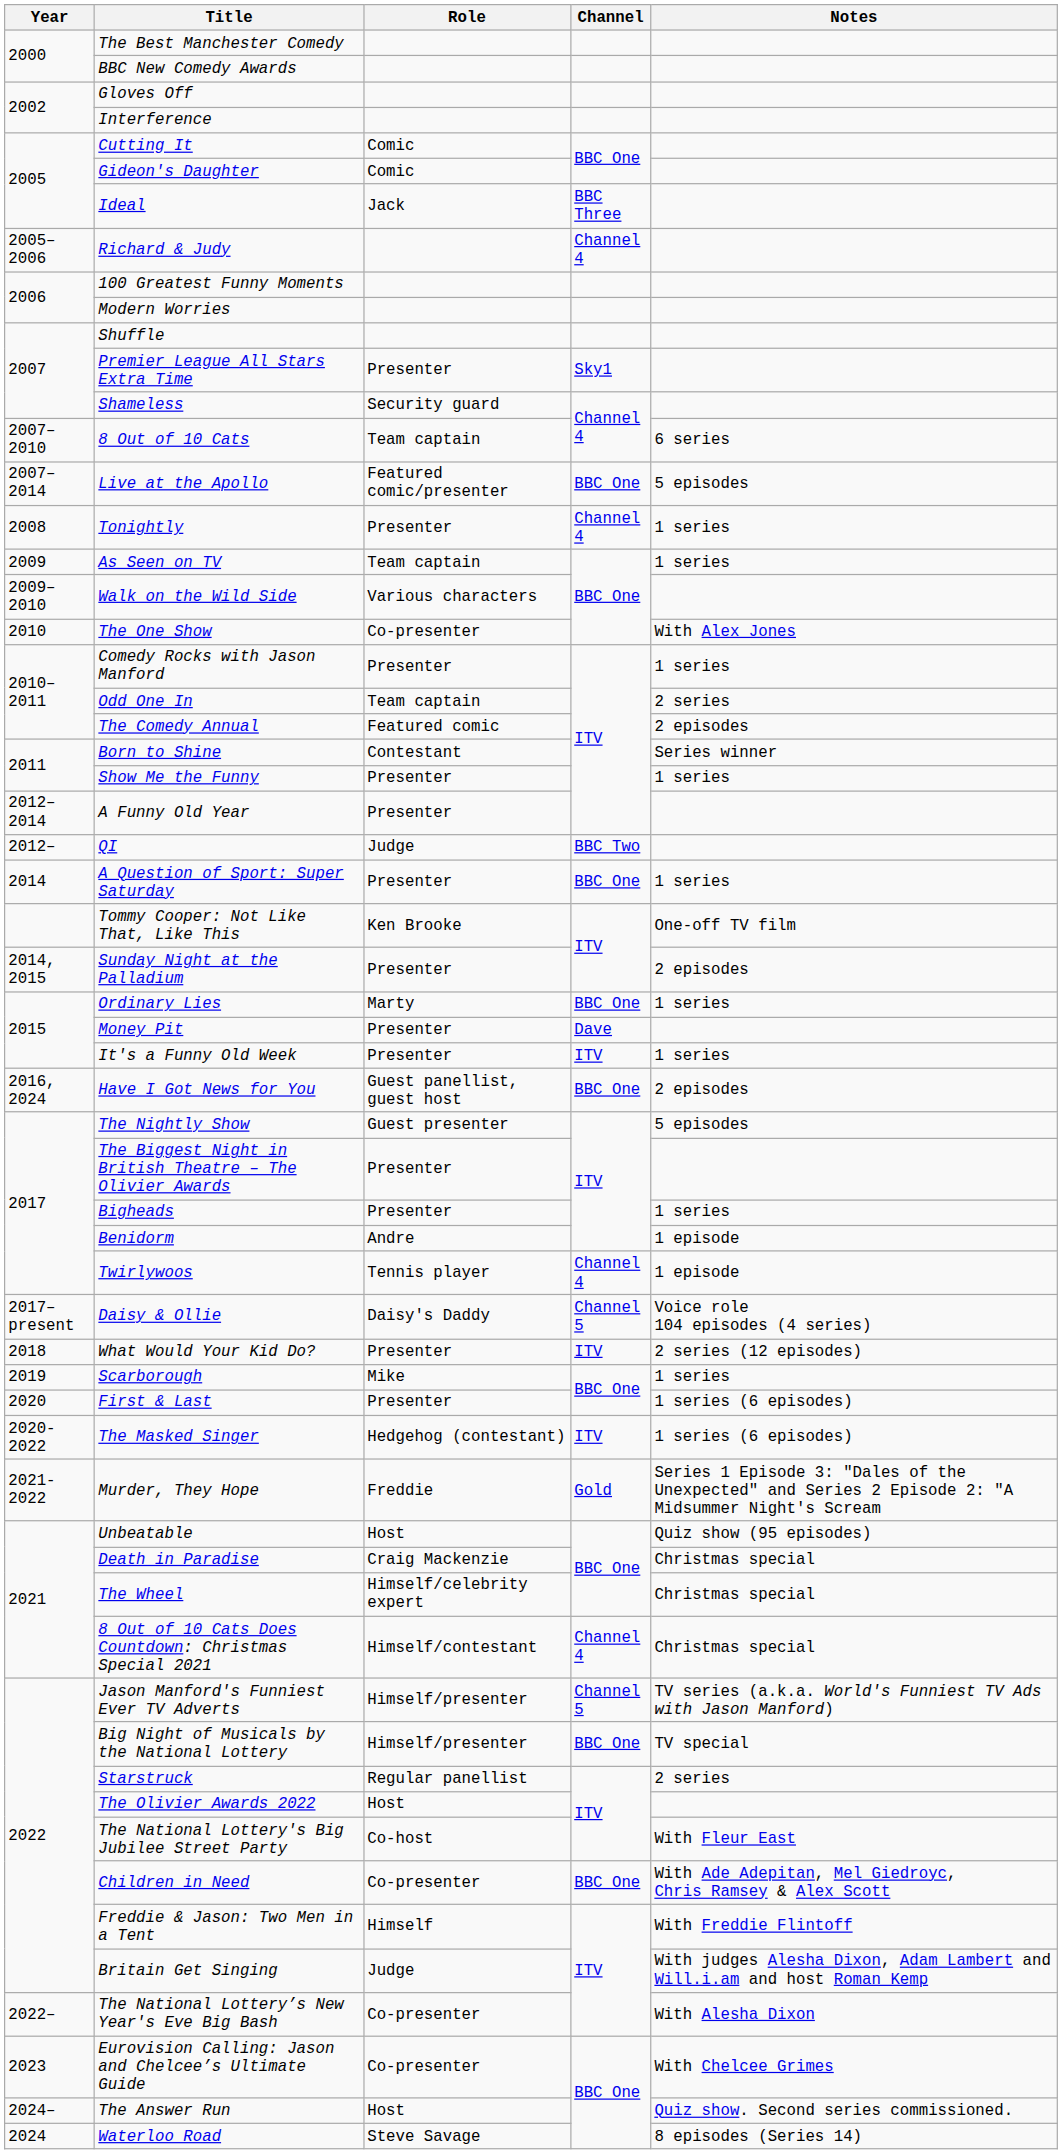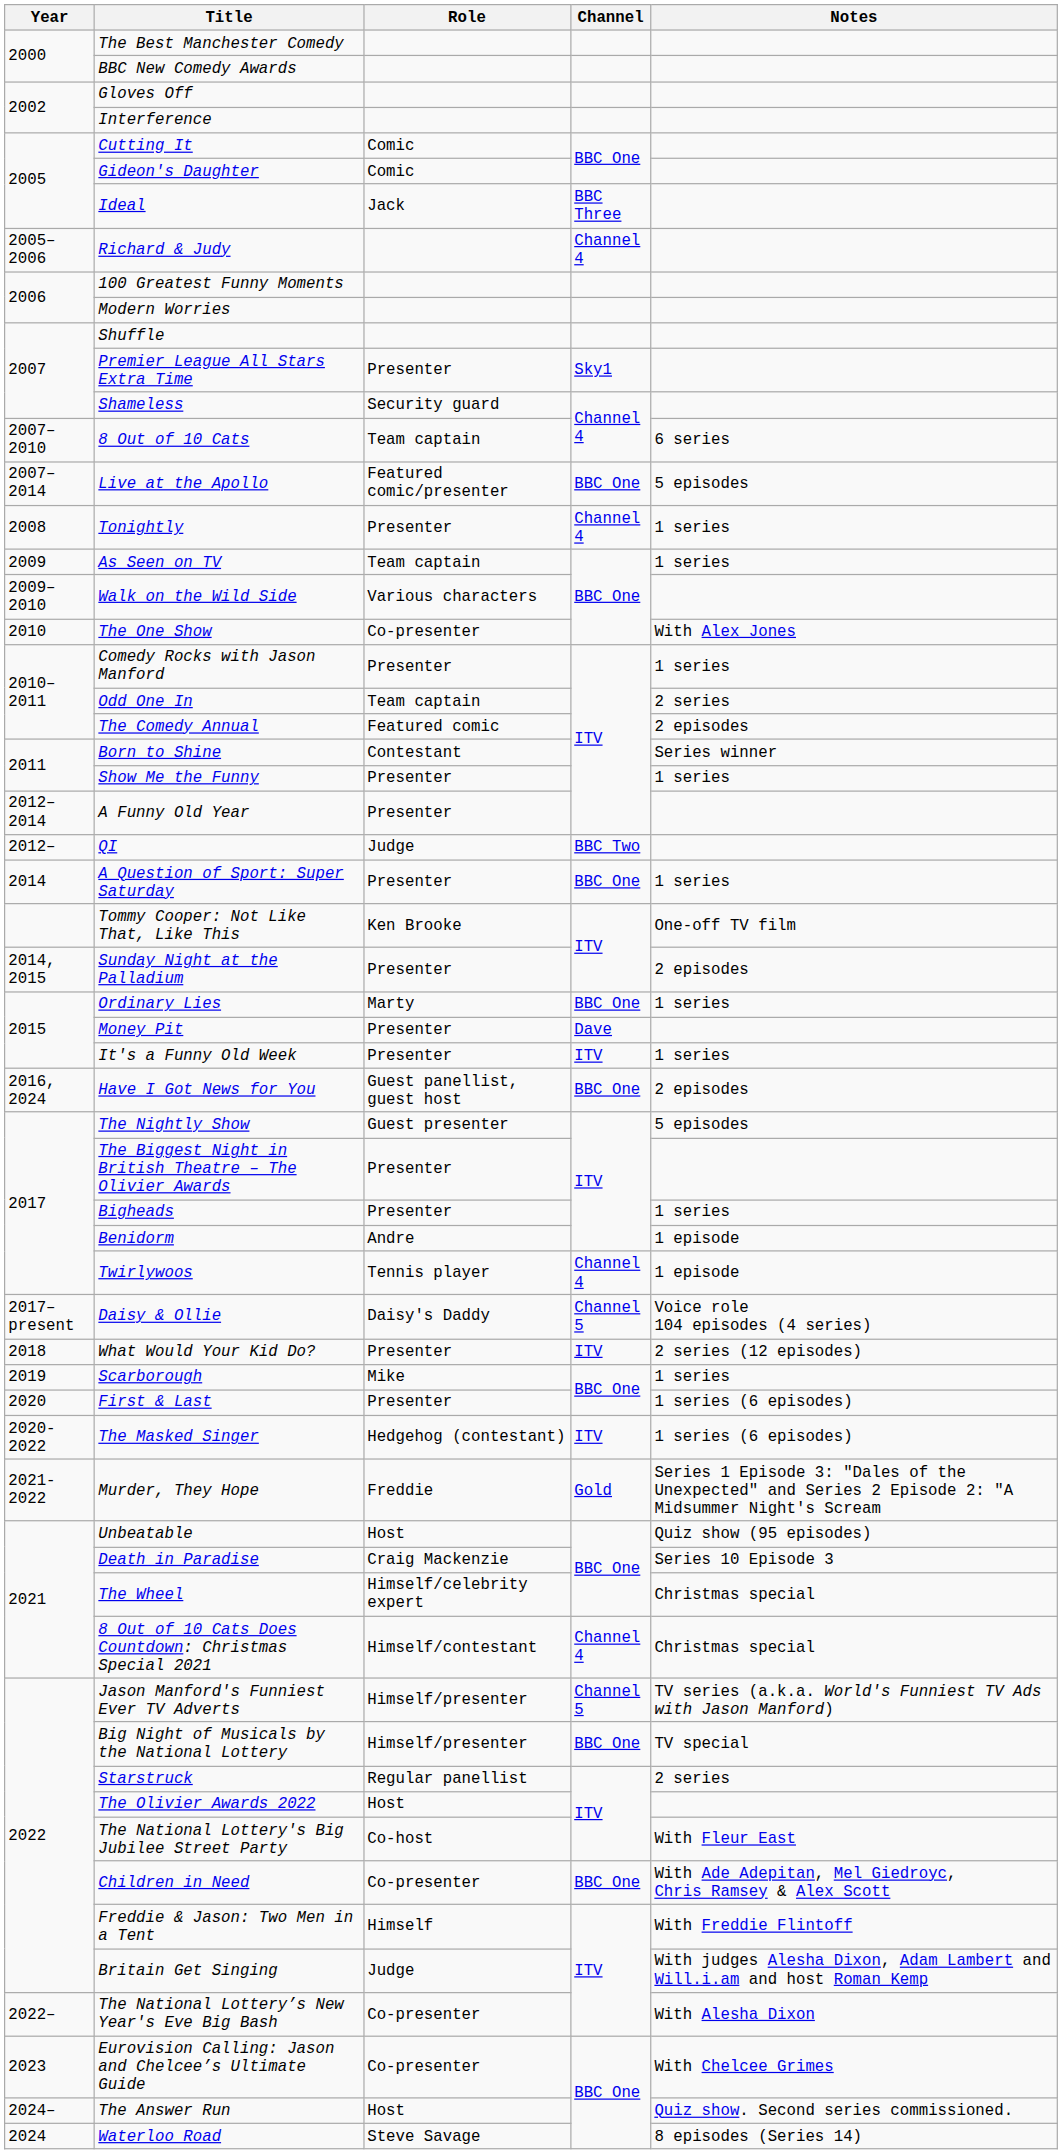(735, 1560) Christmas special -> (744, 1560) Series 10 Episode 3
